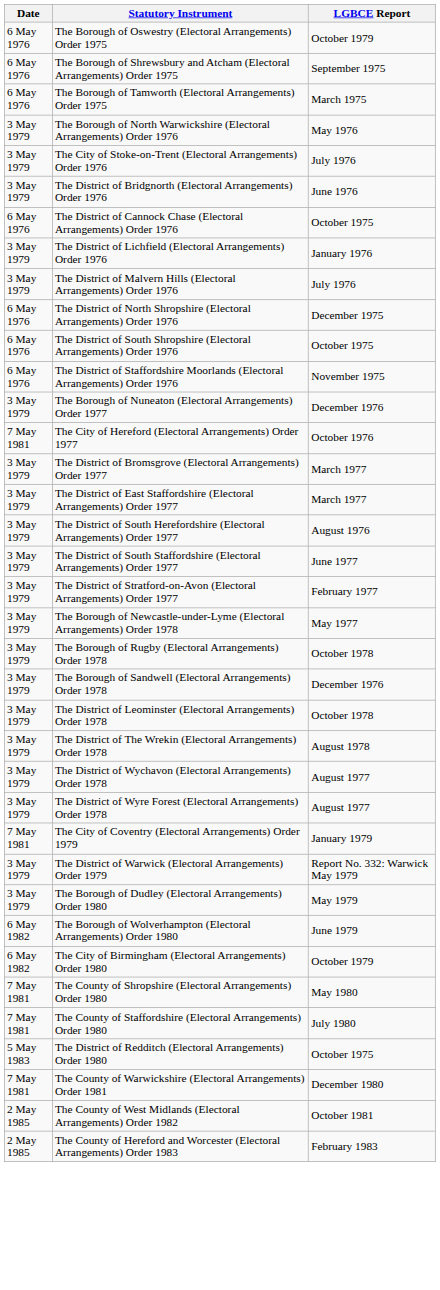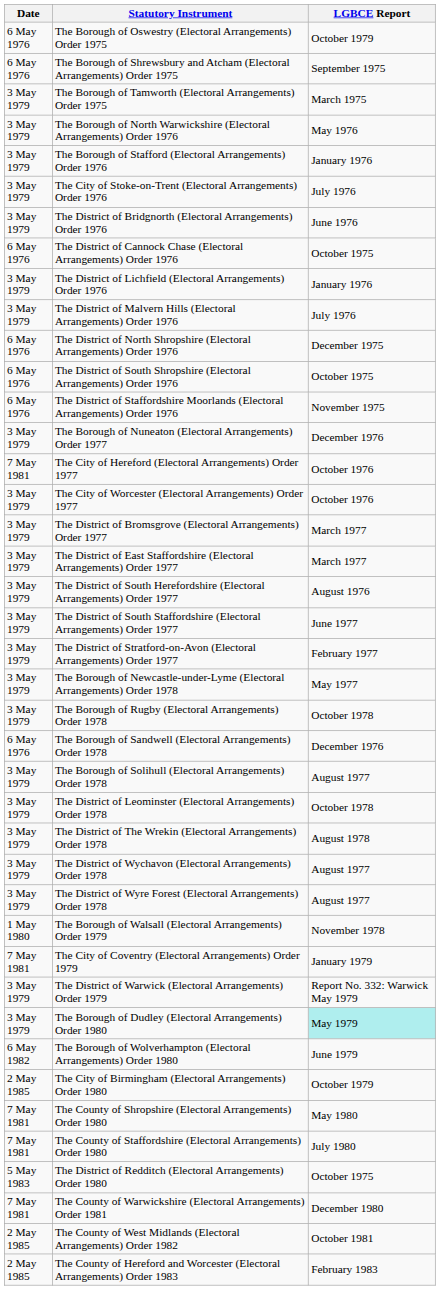(22, 99) 6 May 1976 -> (22, 99) 3 May 1979
+ row: (170, 161)
+ row: (179, 499)
(22, 684) 3 May 1979 -> (22, 746) 6 May 1976
+ row: (170, 777)
+ row: (168, 931)
(334, 900) no background -> (334, 1023) paleturquoise background
(22, 961) 6 May 1982 -> (22, 1084) 2 May 1985
